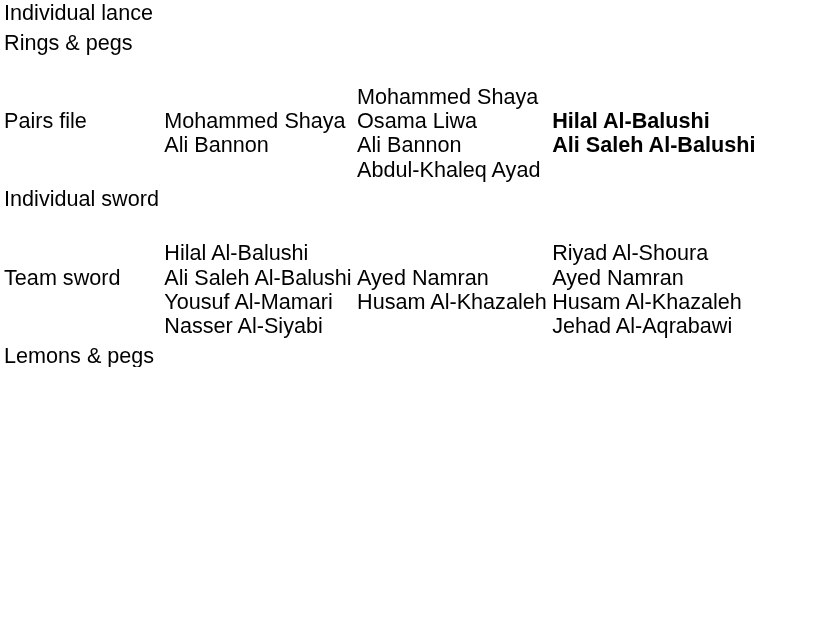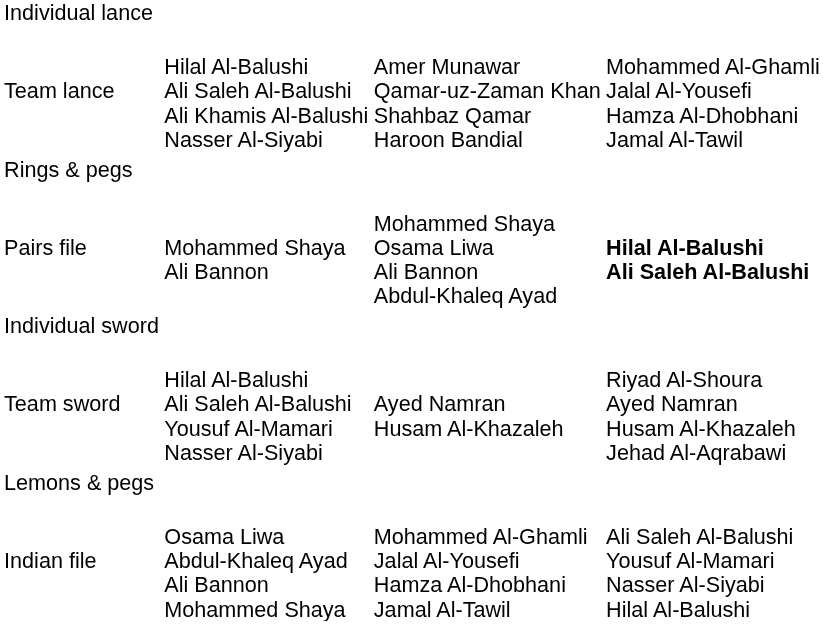+ row: (59, 91)
+ row: (50, 561)
